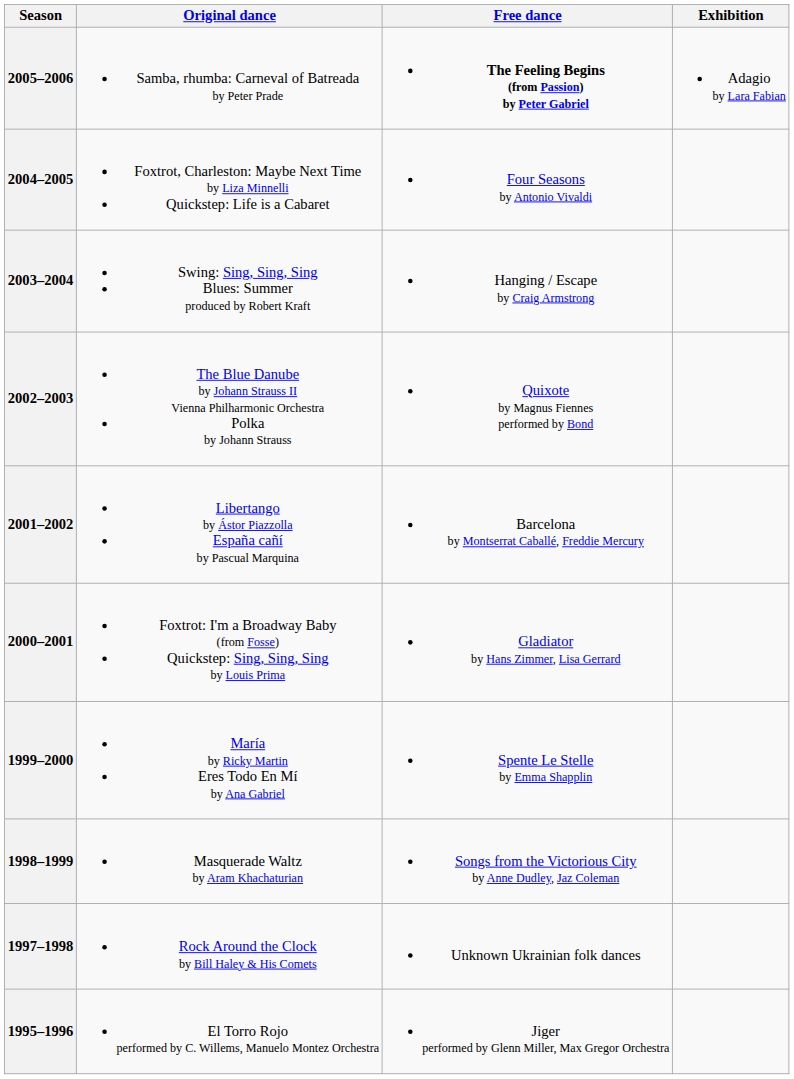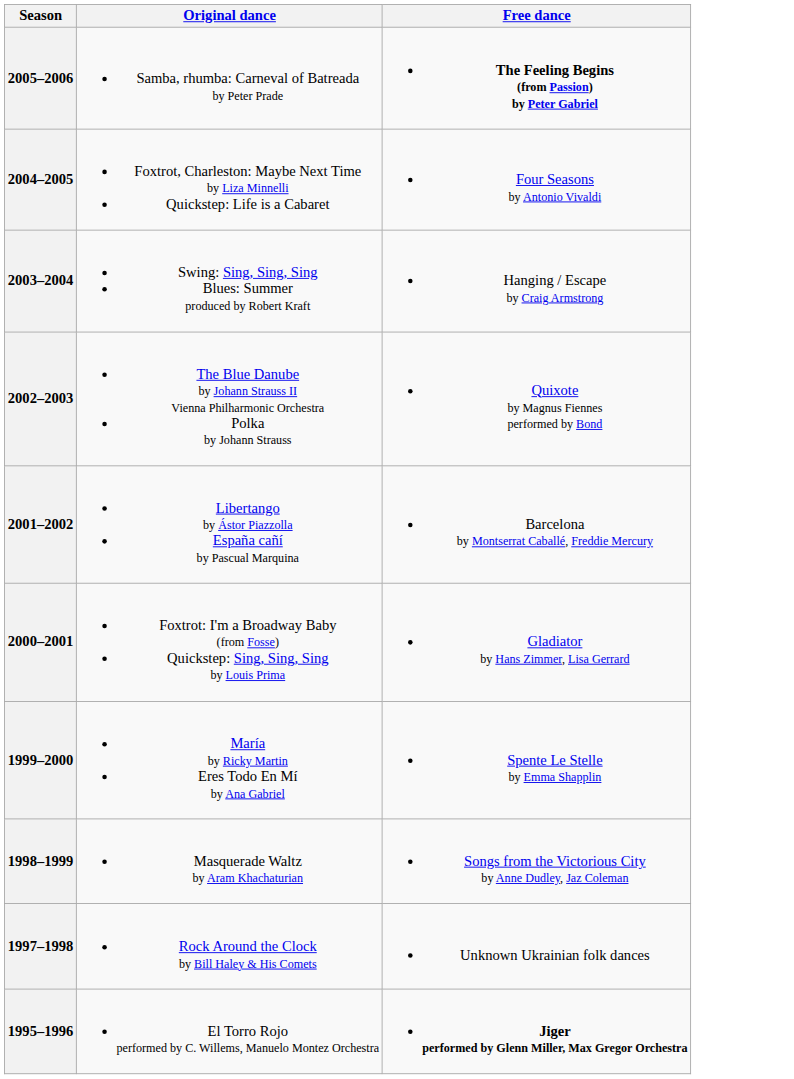- column: (731, 16)
(528, 1040) normal -> (537, 1040) bold
